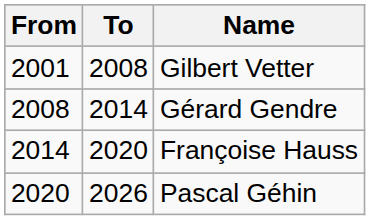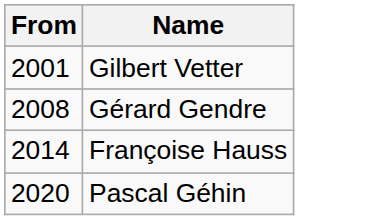- column: (118, 25)
